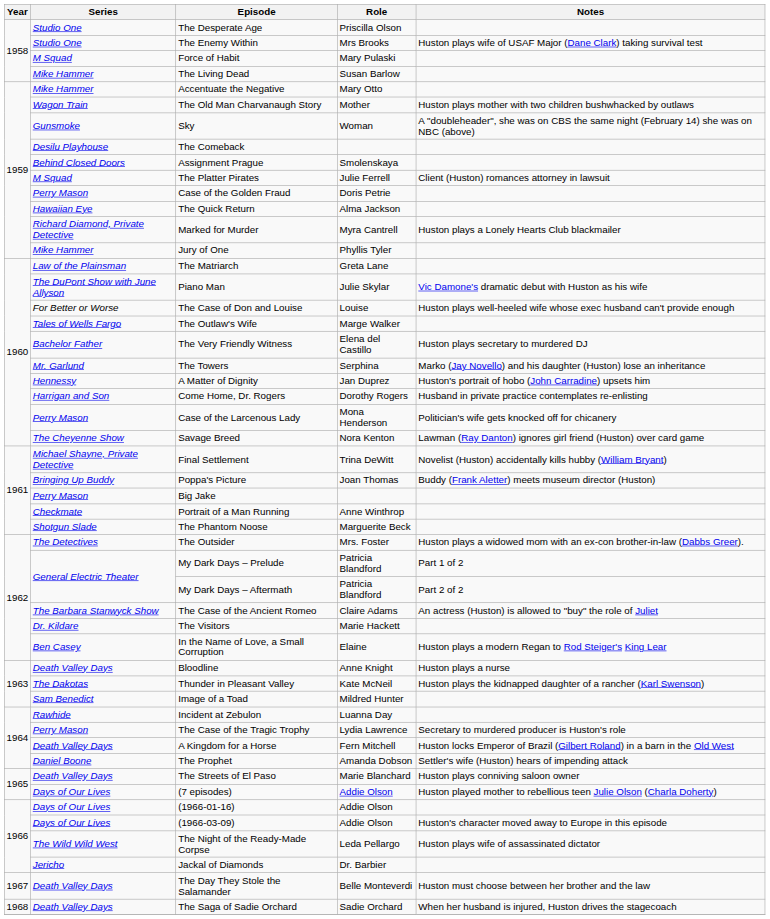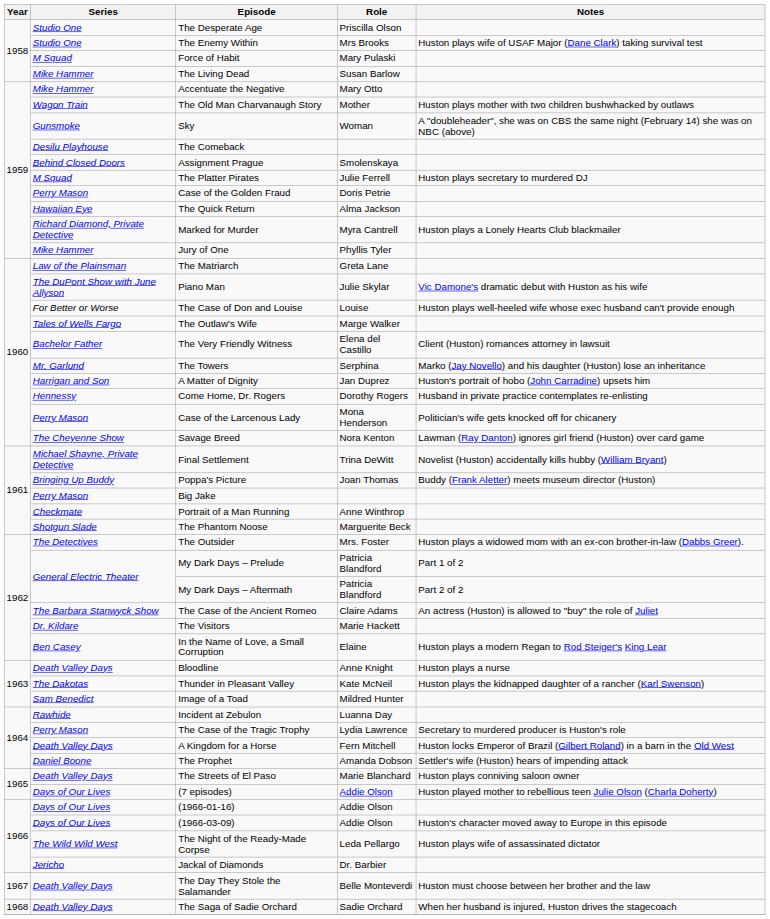(514, 178) Client (Huston) romances attorney in lawsuit -> (503, 178) Huston plays secretary to murdered DJ
(503, 344) Huston plays secretary to murdered DJ -> (514, 344) Client (Huston) romances attorney in lawsuit
(54, 381) Hennessy -> (71, 381) Harrigan and Son
(71, 396) Harrigan and Son -> (54, 396) Hennessy
